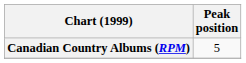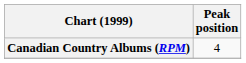(217, 48) 5 -> (217, 48) 4
